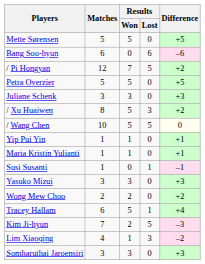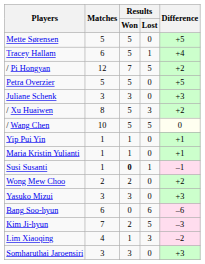rows swapped: (31, 210) <-> (32, 54)
(130, 167) normal -> (130, 167) bold
rows swapped: (30, 182) <-> (36, 196)
